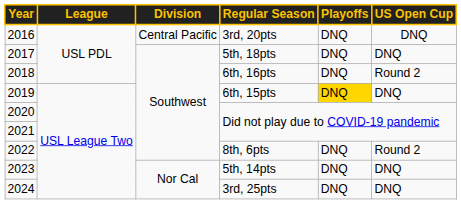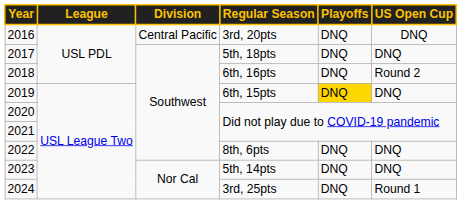(397, 150) Round 2 -> (388, 150) DNQ
(388, 189) DNQ -> (397, 189) Round 1
